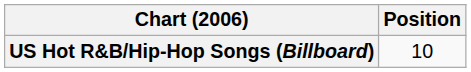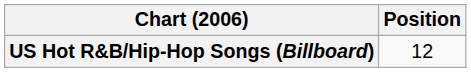(422, 51) 10 -> (422, 51) 12
